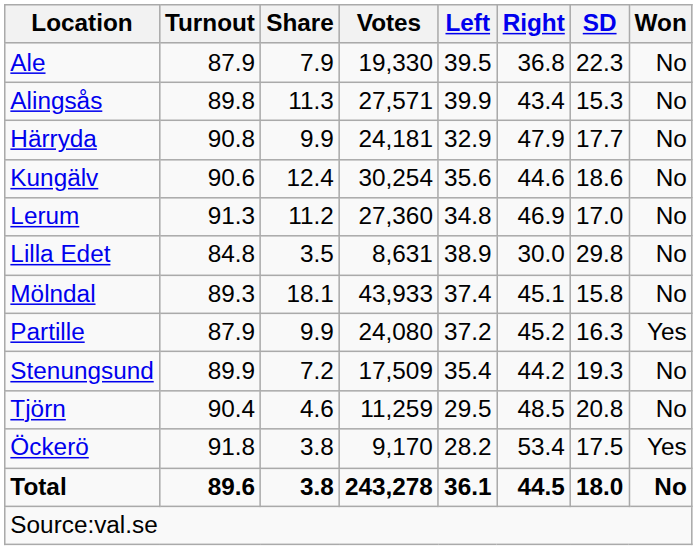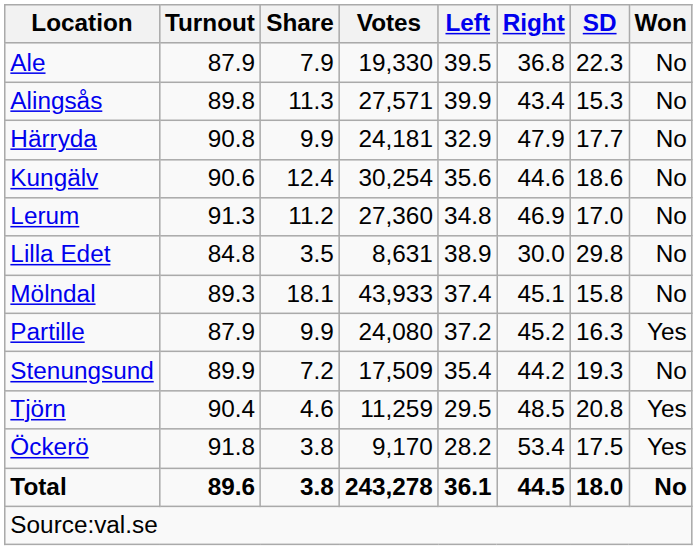(671, 409) No -> (667, 409) Yes
